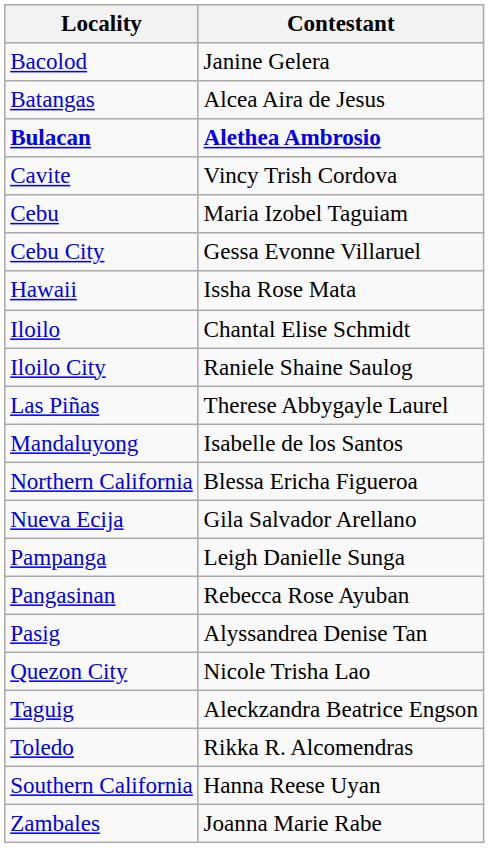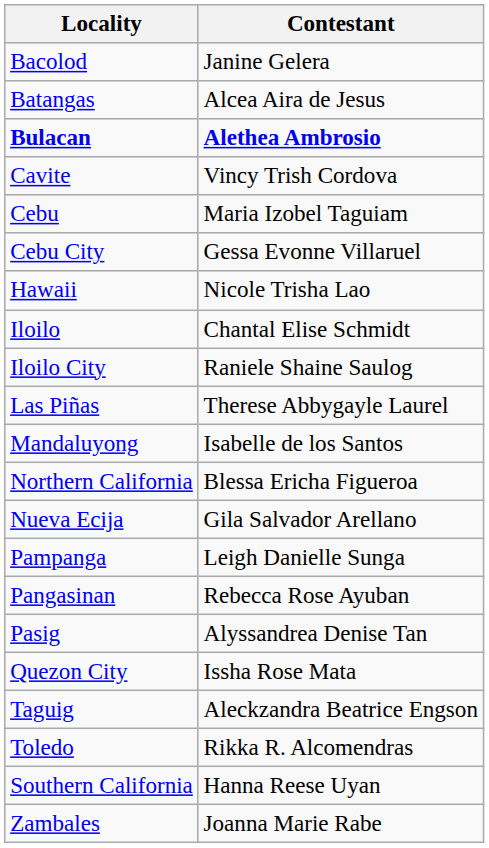(280, 290) Issha Rose Mata -> (287, 290) Nicole Trisha Lao
(287, 671) Nicole Trisha Lao -> (280, 671) Issha Rose Mata
